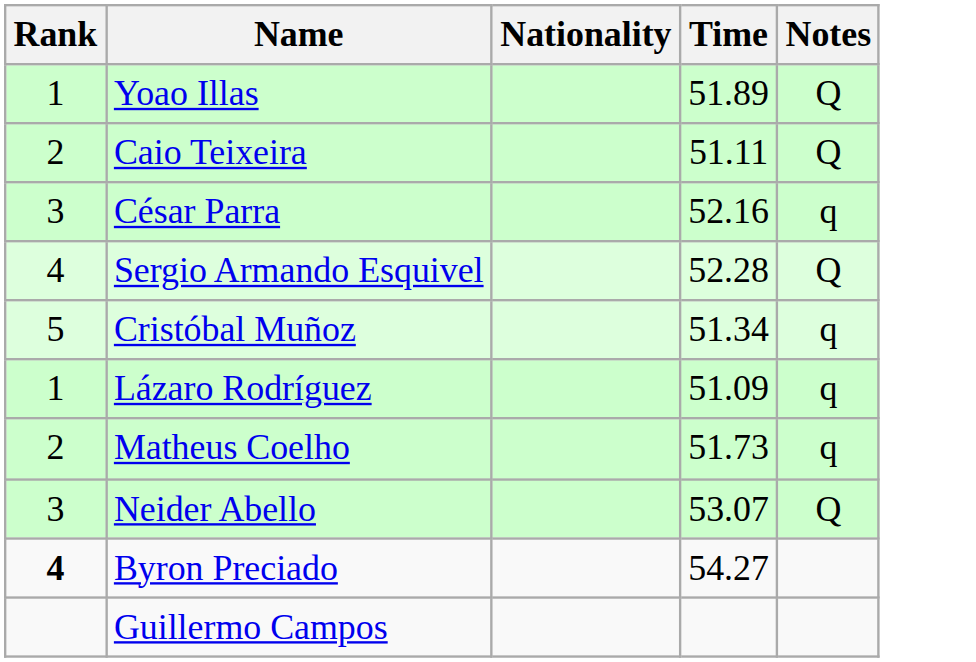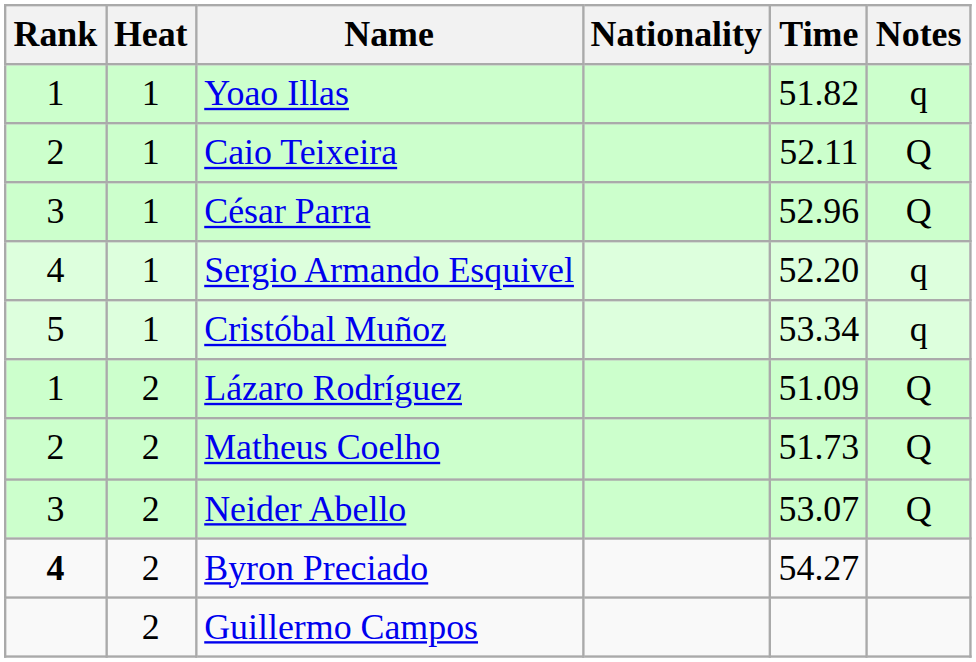+ column: (151, 34)
(729, 93) 51.89 -> (819, 93) 51.82
(828, 93) Q -> (919, 93) q
(729, 152) 51.11 -> (819, 152) 52.11
(729, 211) 52.16 -> (819, 211) 52.96
(828, 211) q -> (919, 211) Q
(729, 270) 52.28 -> (819, 270) 52.20
(828, 270) Q -> (919, 270) q
(729, 329) 51.34 -> (819, 329) 53.34
(828, 389) q -> (919, 389) Q
(828, 448) q -> (919, 448) Q
